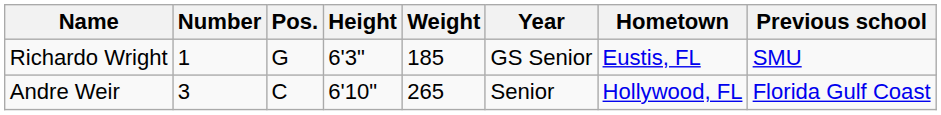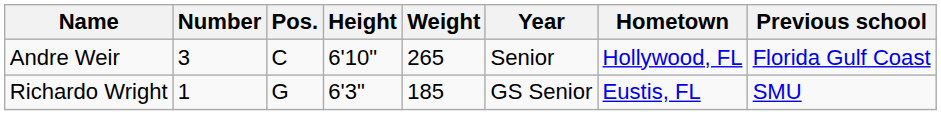rows swapped: (89, 57) <-> (65, 92)
